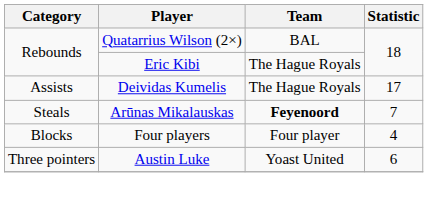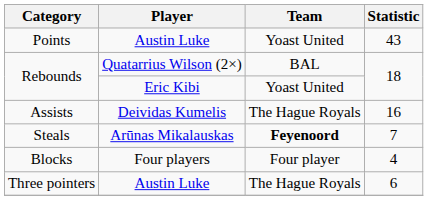+ row: (52, 40)
(305, 64) The Hague Royals -> (305, 87) Yoast United
(393, 87) 17 -> (393, 111) 16
(305, 159) Yoast United -> (305, 183) The Hague Royals
